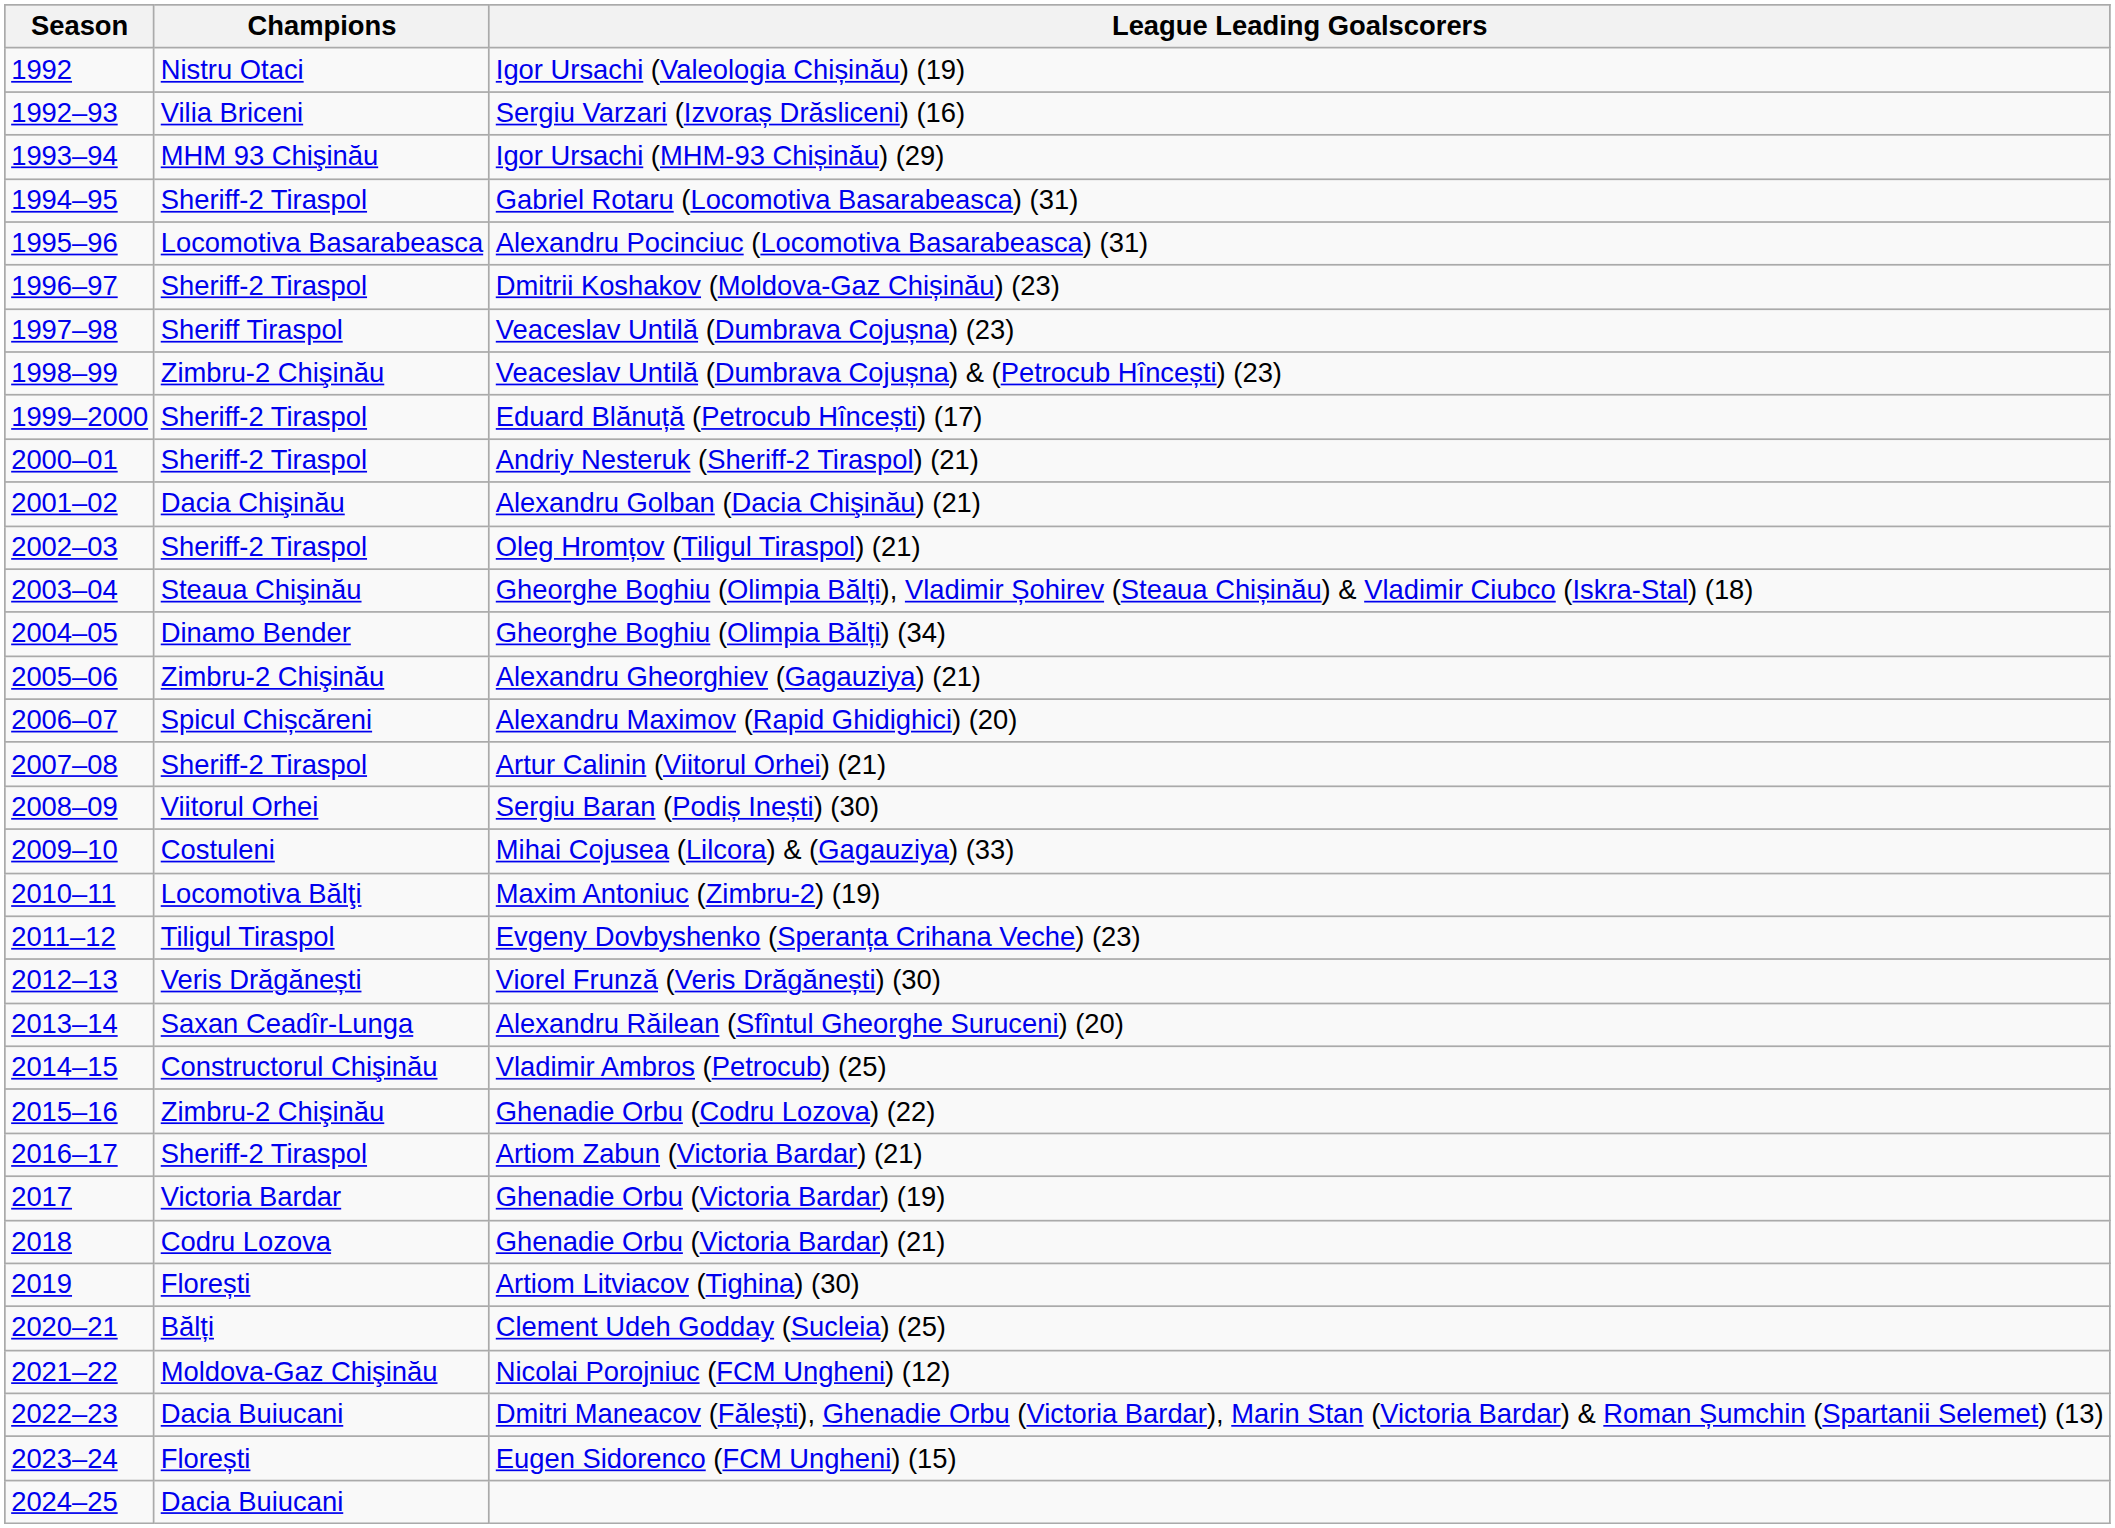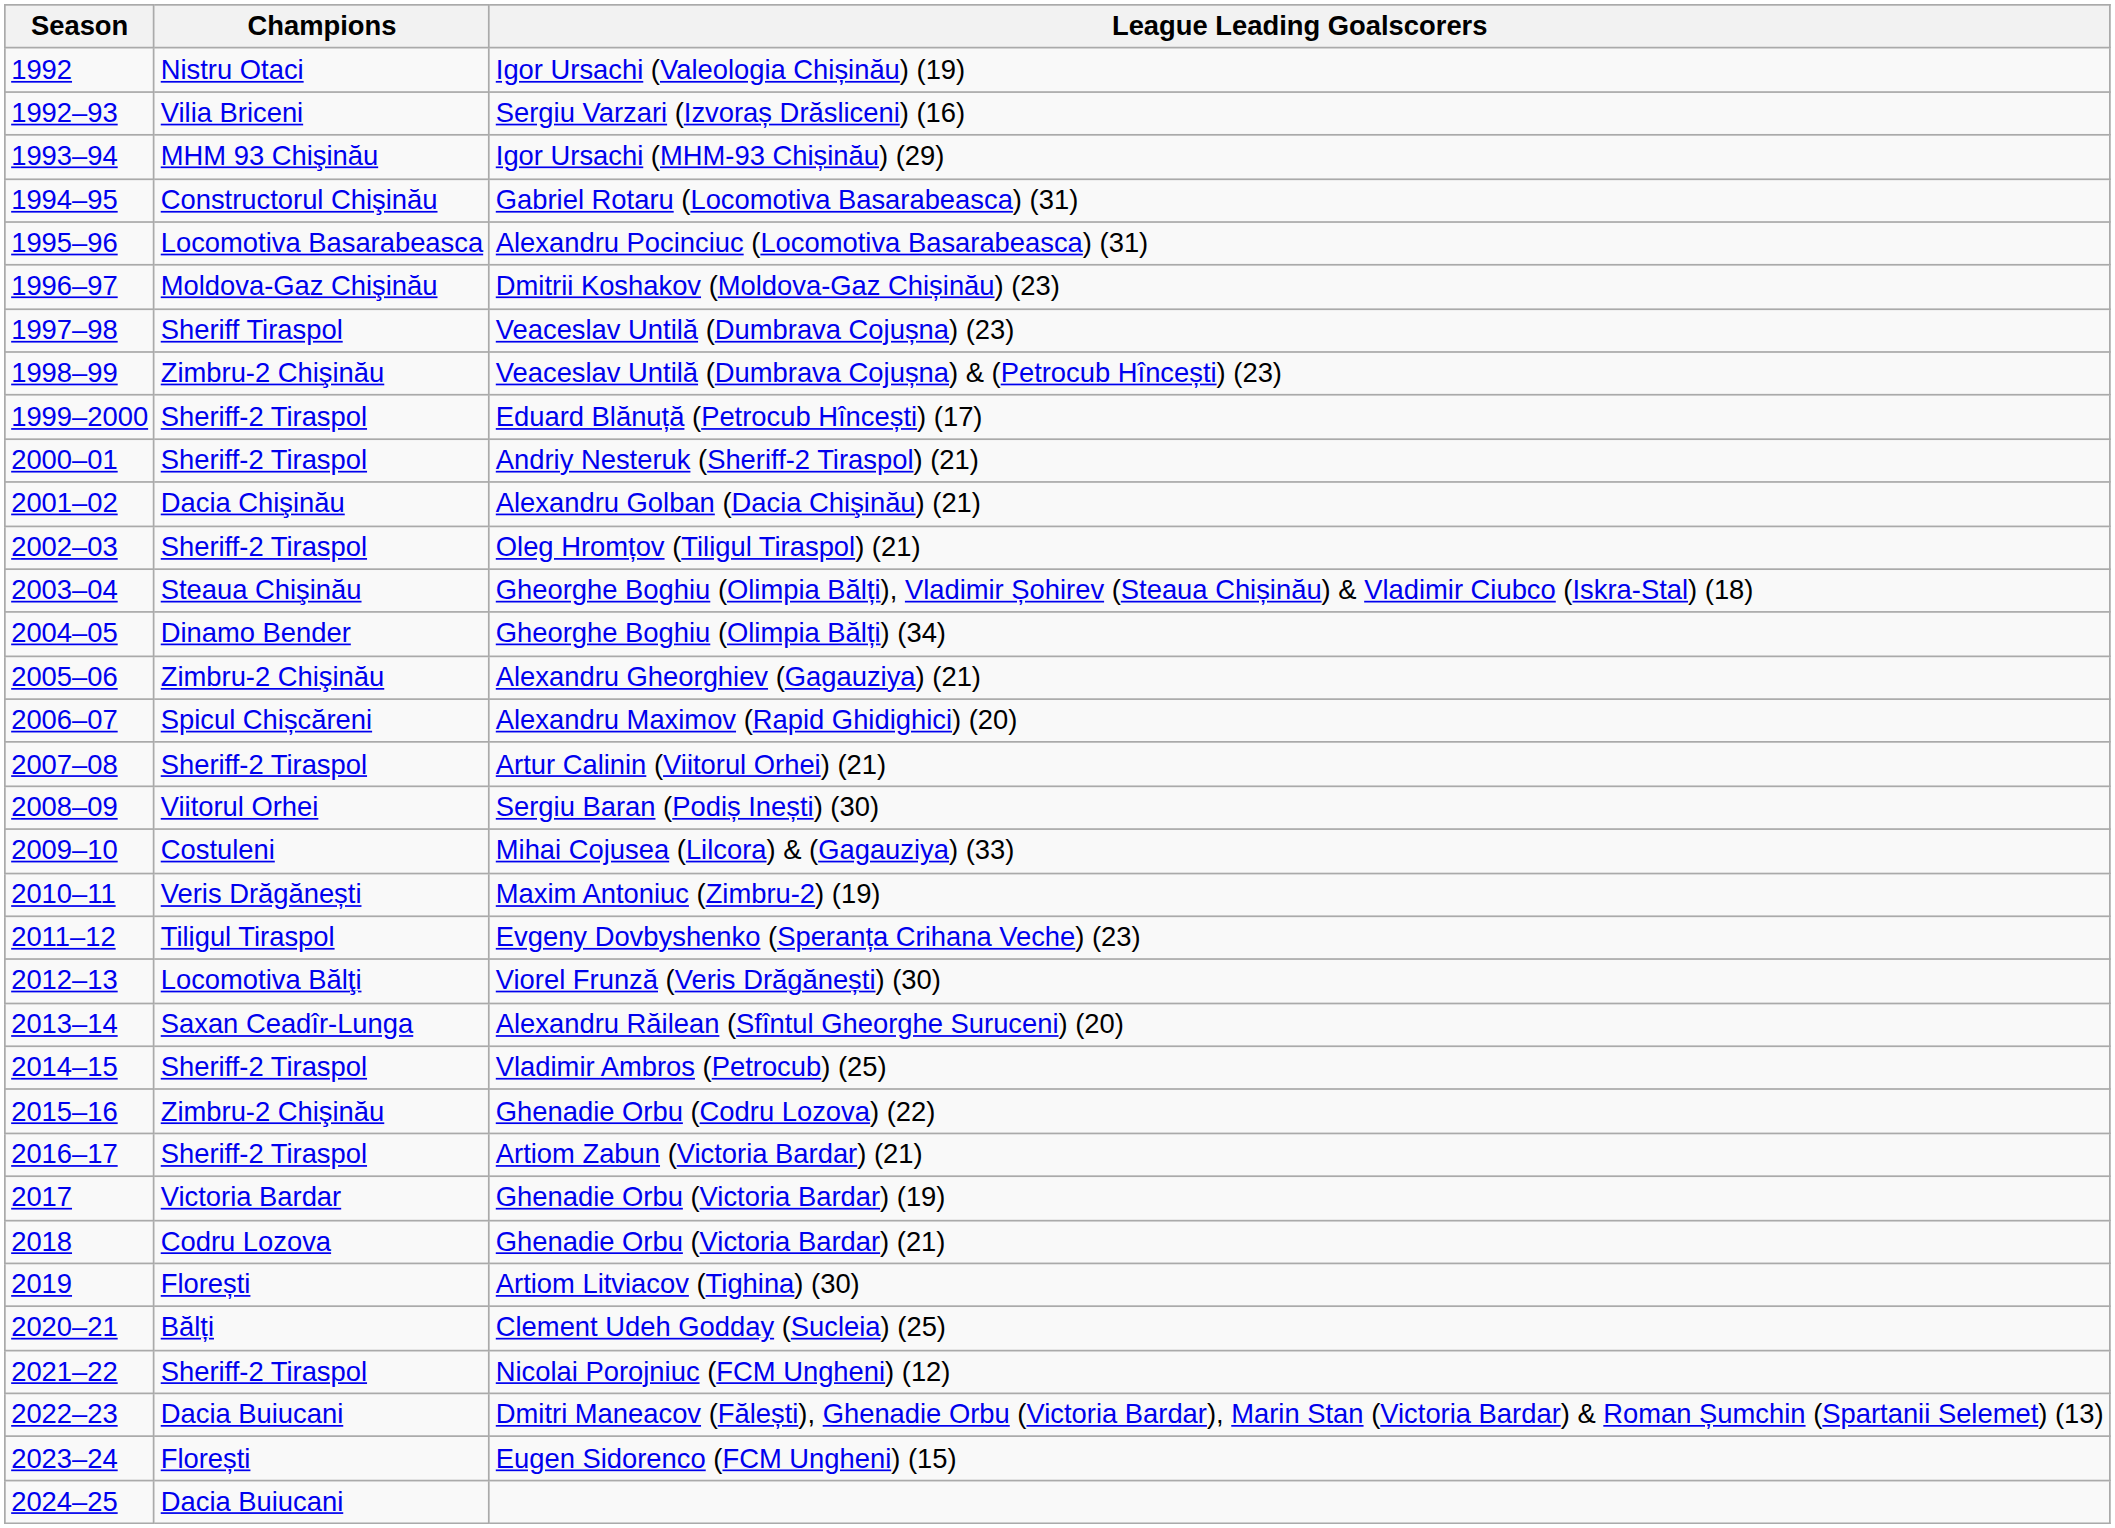(264, 199) Sheriff-2 Tiraspol -> (299, 199) Constructorul Chişinău
(264, 286) Sheriff-2 Tiraspol -> (299, 286) Moldova-Gaz Chişinău
(261, 894) Locomotiva Bălţi -> (261, 894) Veris Drăgănești
(261, 980) Veris Drăgănești -> (261, 980) Locomotiva Bălţi
(299, 1067) Constructorul Chişinău -> (264, 1067) Sheriff-2 Tiraspol
(299, 1371) Moldova-Gaz Chişinău -> (264, 1371) Sheriff-2 Tiraspol
